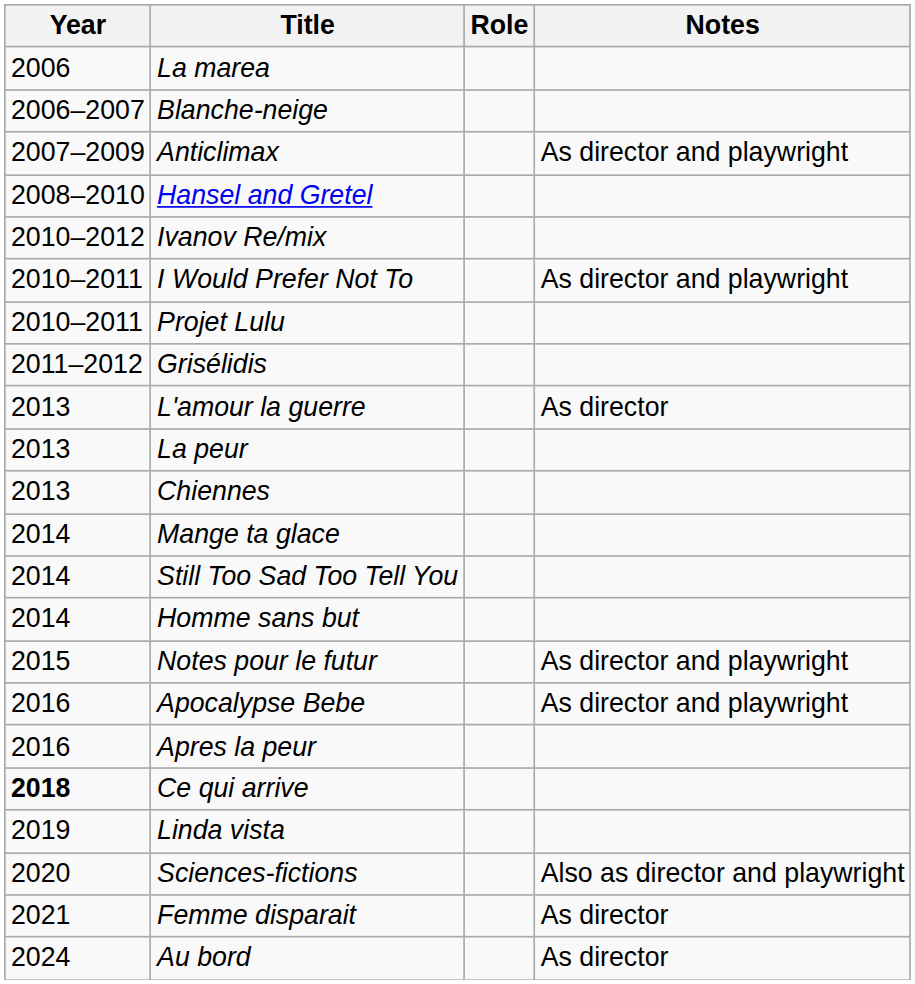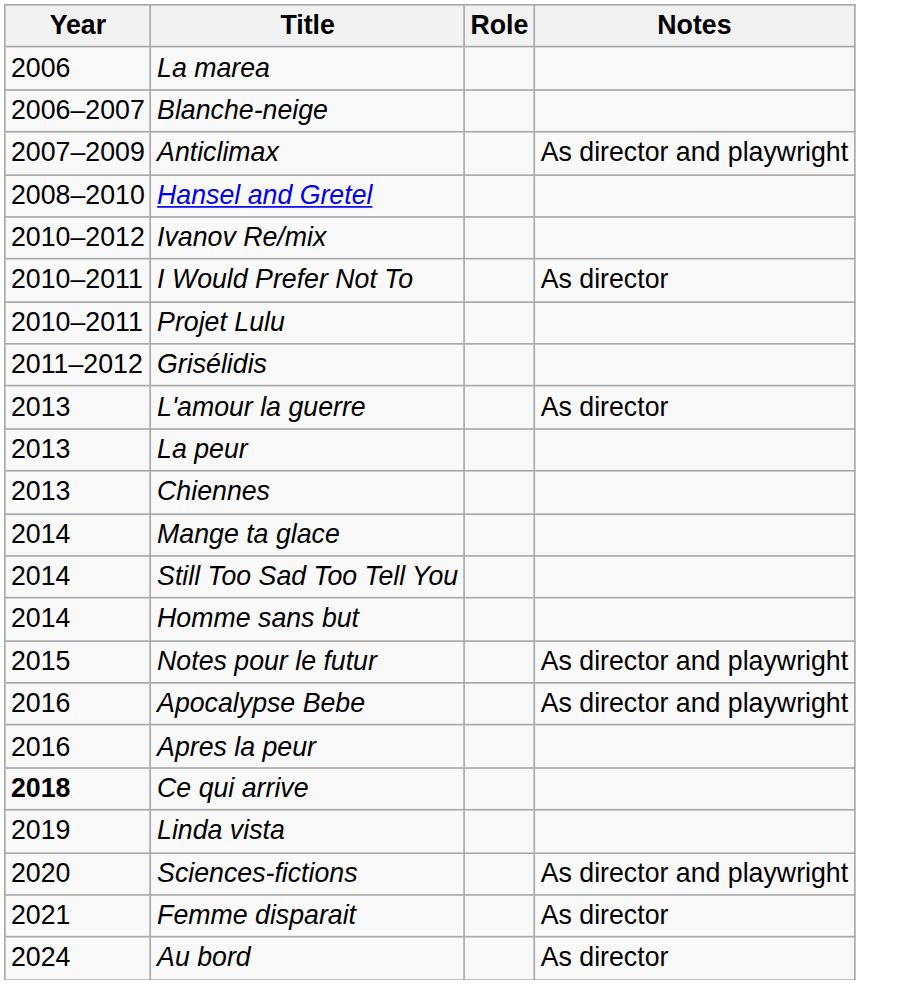(694, 279) As director and playwright -> (605, 279) As director
(723, 873) Also as director and playwright -> (694, 873) As director and playwright
